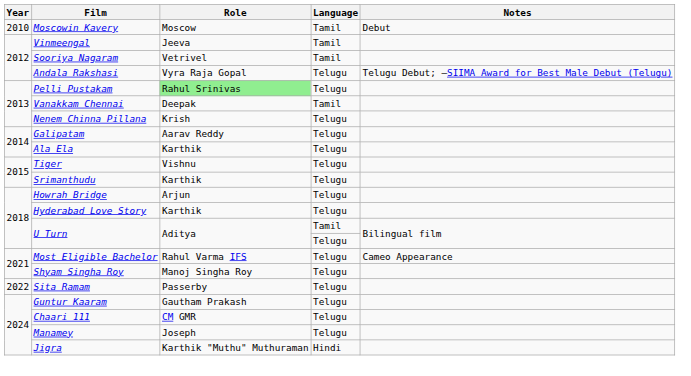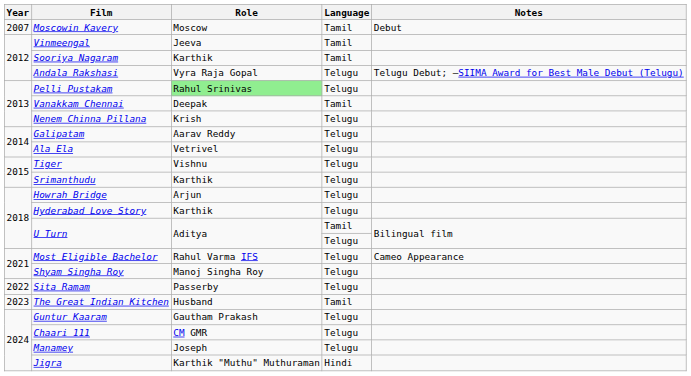(18, 27) 2010 -> (18, 27) 2007
(185, 58) Vetrivel -> (193, 58) Karthik
(182, 149) Karthik -> (196, 149) Vetrivel
+ row: (101, 302)
